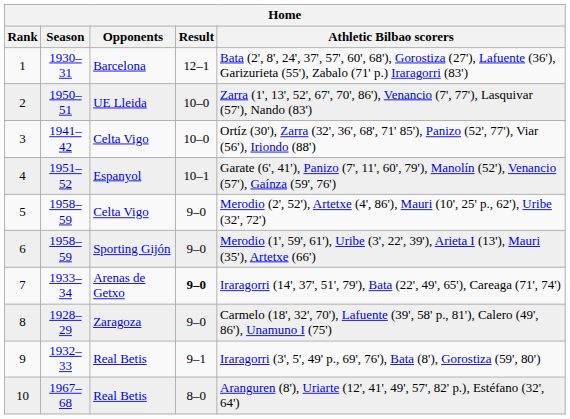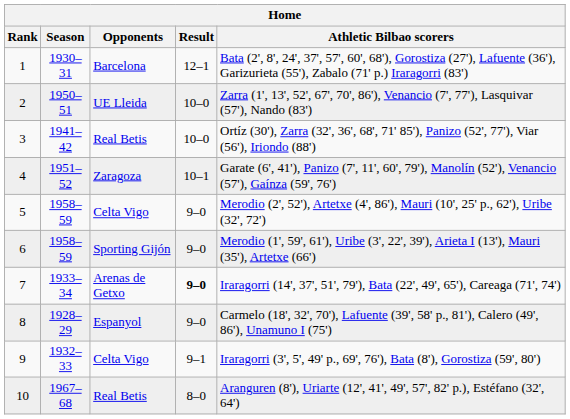(121, 139) Celta Vigo -> (120, 139) Real Betis
(117, 176) Espanyol -> (117, 176) Zaragoza
(117, 322) Zaragoza -> (117, 322) Espanyol
(120, 359) Real Betis -> (121, 359) Celta Vigo
